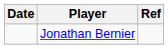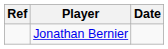columns swapped: (21, 14) <-> (151, 14)
